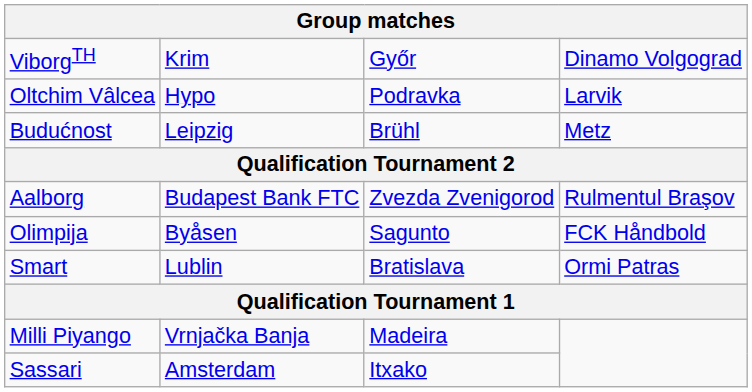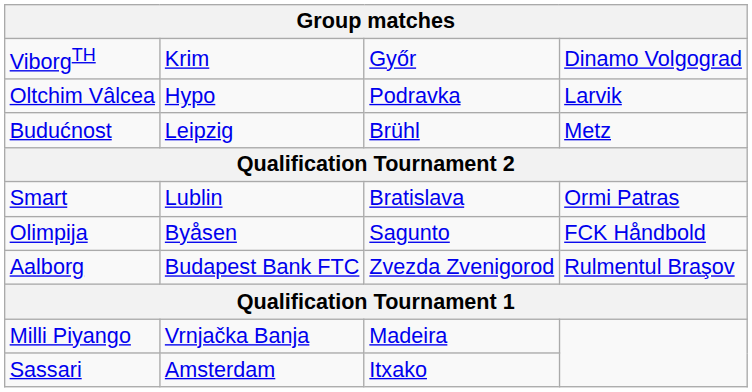rows swapped: (47, 198) <-> (38, 267)
